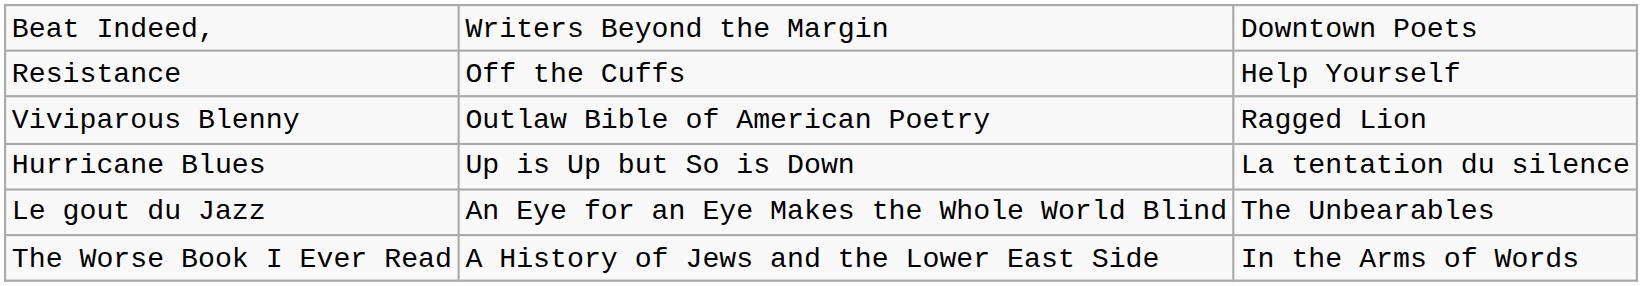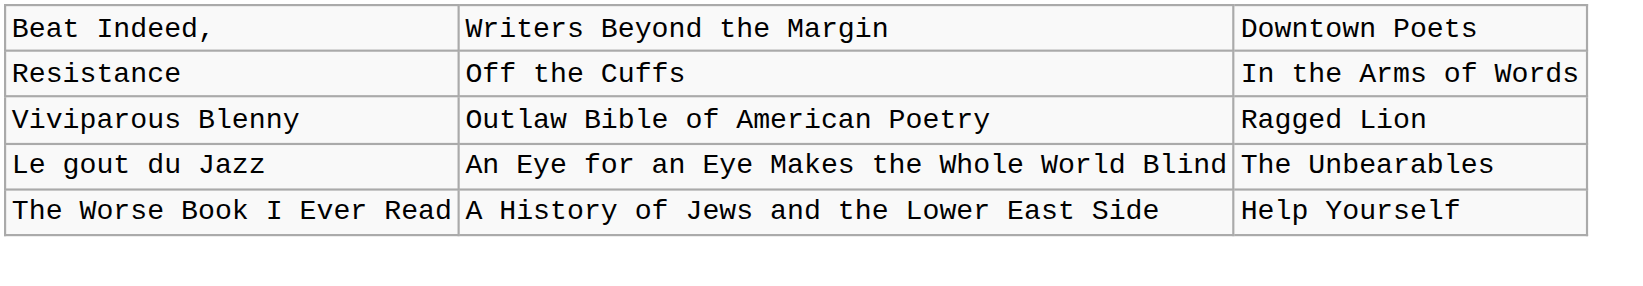(1351, 74) Help Yourself -> (1410, 74) In the Arms of Words
- row: (139, 166)
(1410, 258) In the Arms of Words -> (1351, 212) Help Yourself
